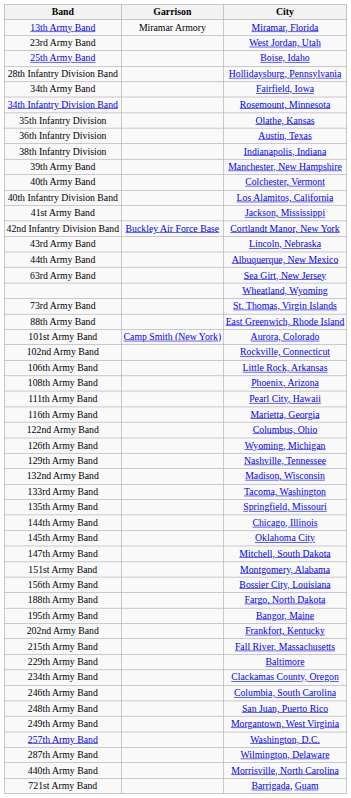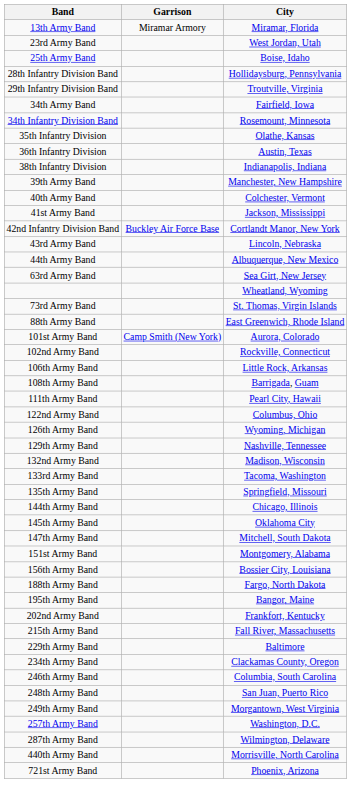+ row: (63, 89)
- row: (63, 197)
(285, 383) Phoenix, Arizona -> (285, 383) Barrigada, Guam
- row: (63, 414)
(285, 786) Barrigada, Guam -> (285, 770) Phoenix, Arizona
